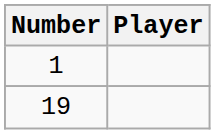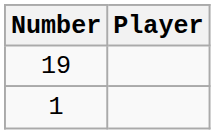rows swapped: (56, 107) <-> (56, 66)
